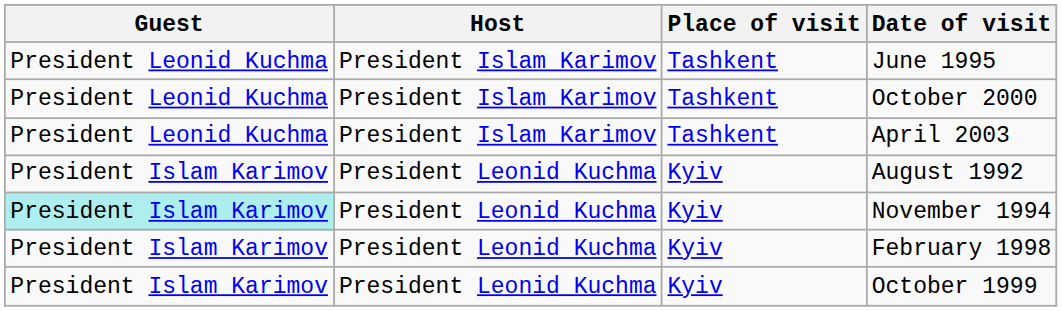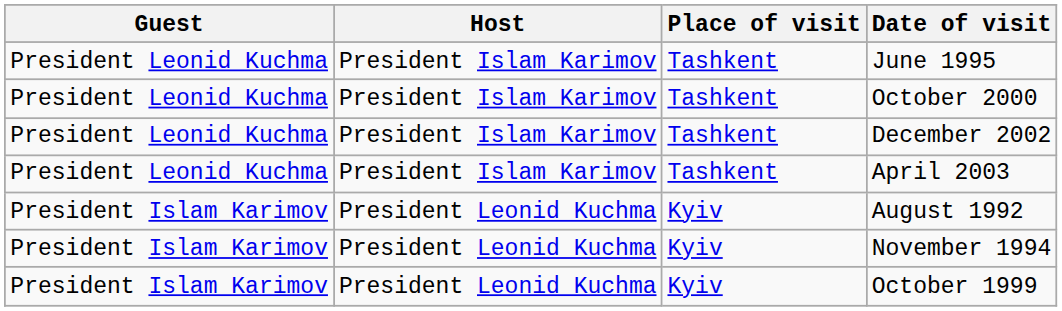+ row: (962, 136)
(169, 211) paleturquoise background -> (169, 249) no background
- row: (962, 249)
